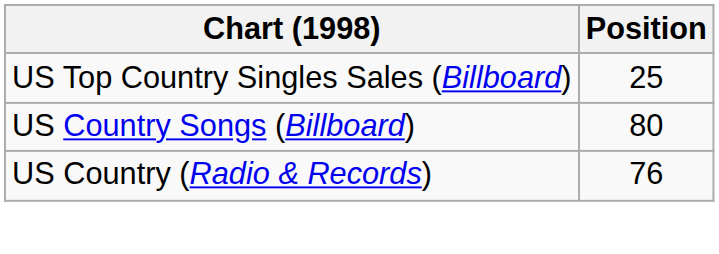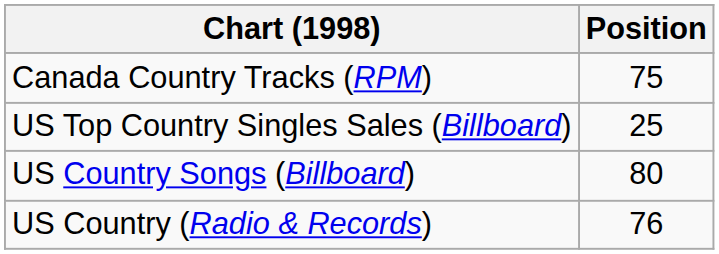+ row: (222, 77)
